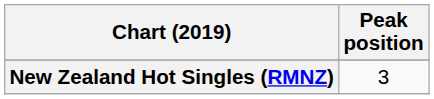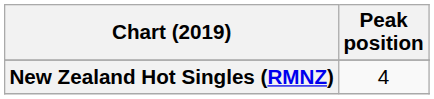(384, 76) 3 -> (384, 76) 4
